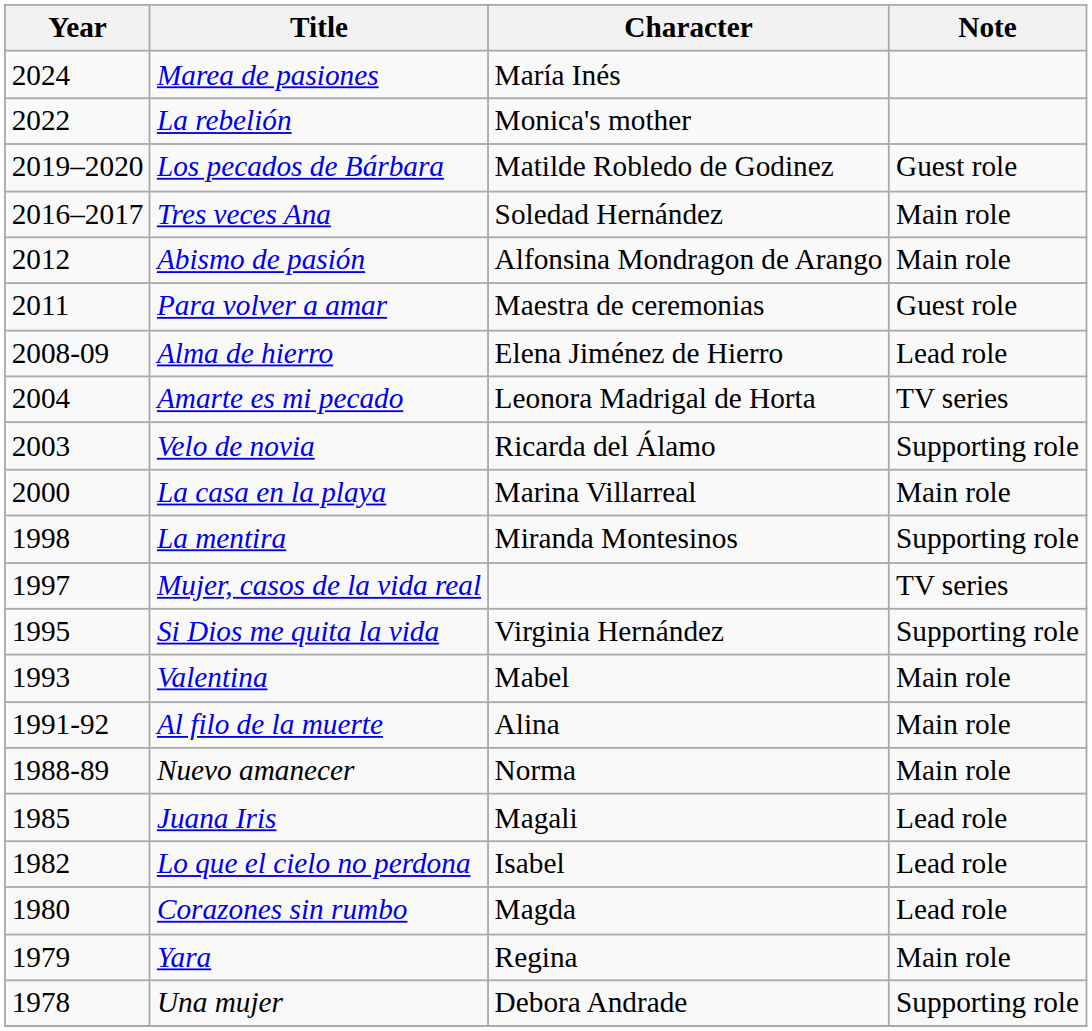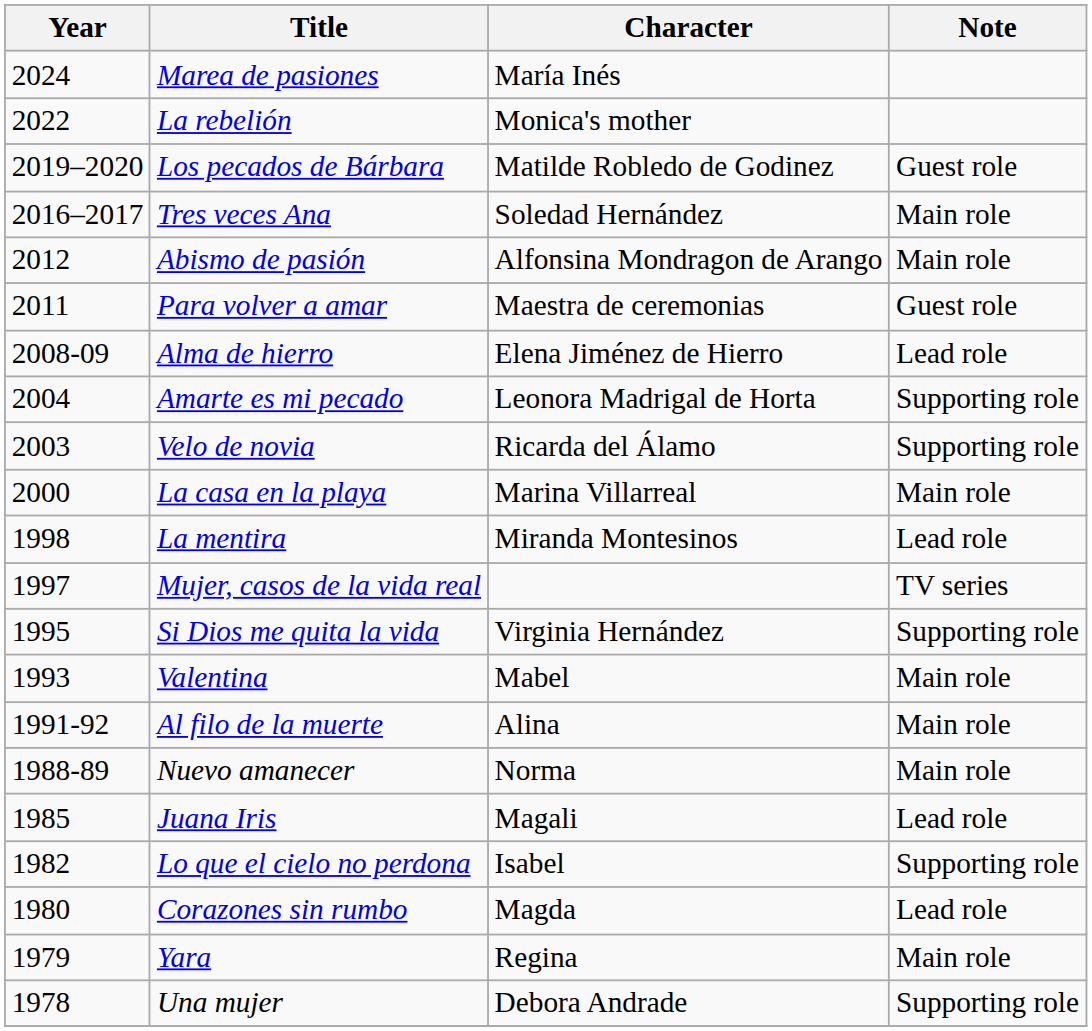(952, 399) TV series -> (988, 399) Supporting role
(988, 538) Supporting role -> (952, 538) Lead role
(952, 863) Lead role -> (988, 863) Supporting role
